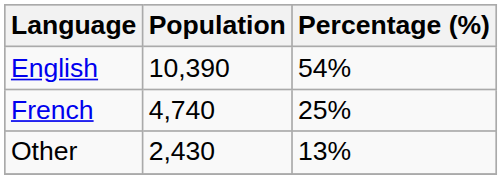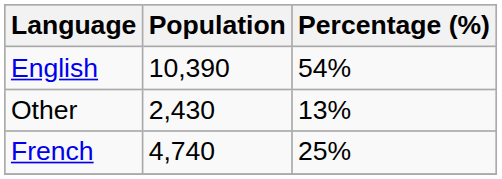rows swapped: (52, 109) <-> (44, 151)
